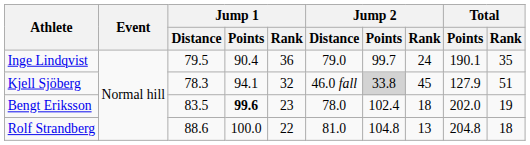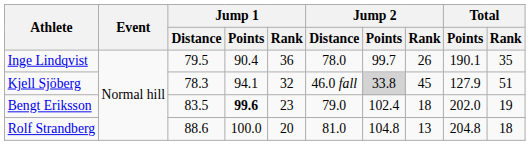(334, 61) 79.0 -> (334, 61) 78.0
(425, 61) 24 -> (425, 61) 26
(334, 106) 78.0 -> (334, 106) 79.0
(287, 128) 22 -> (287, 128) 20
